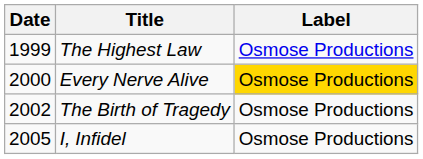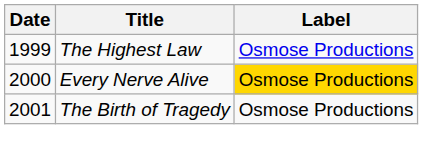(30, 109) 2002 -> (30, 109) 2001
- row: (93, 139)
